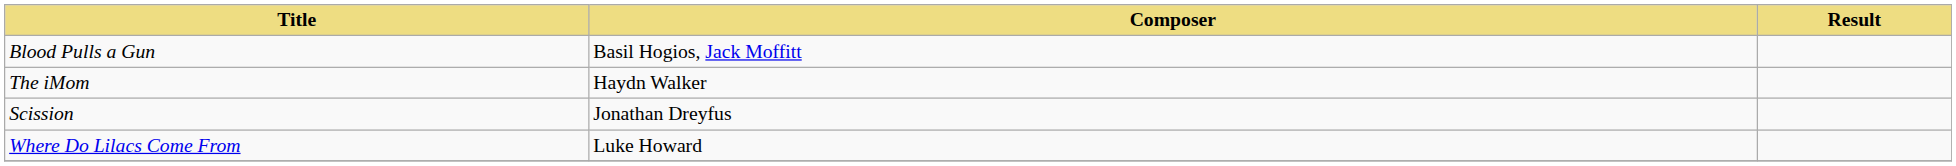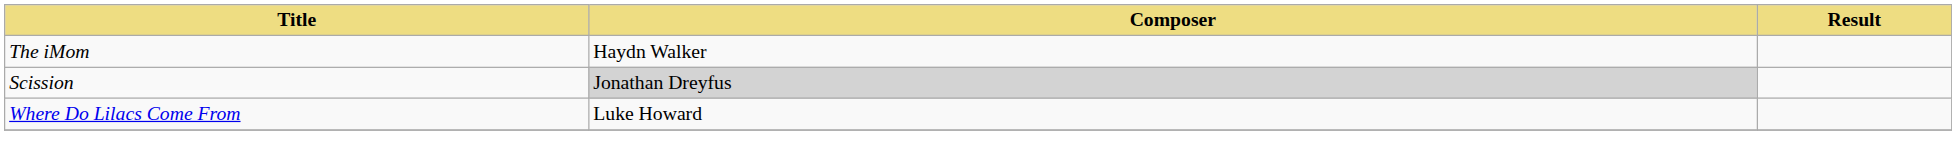- row: (82, 51)
(662, 113) no background -> (662, 82) lightgrey background
